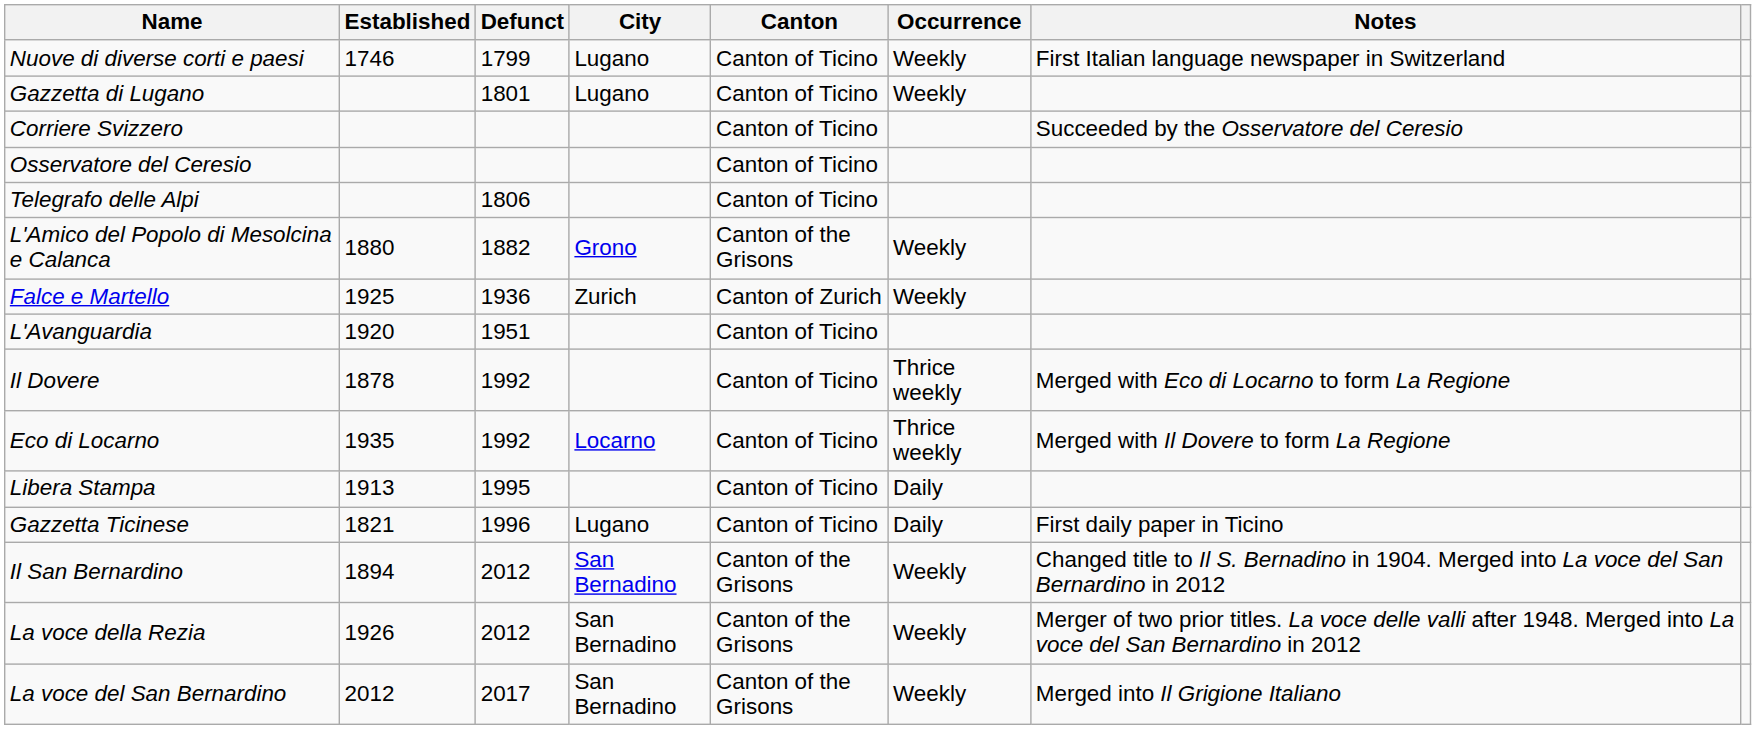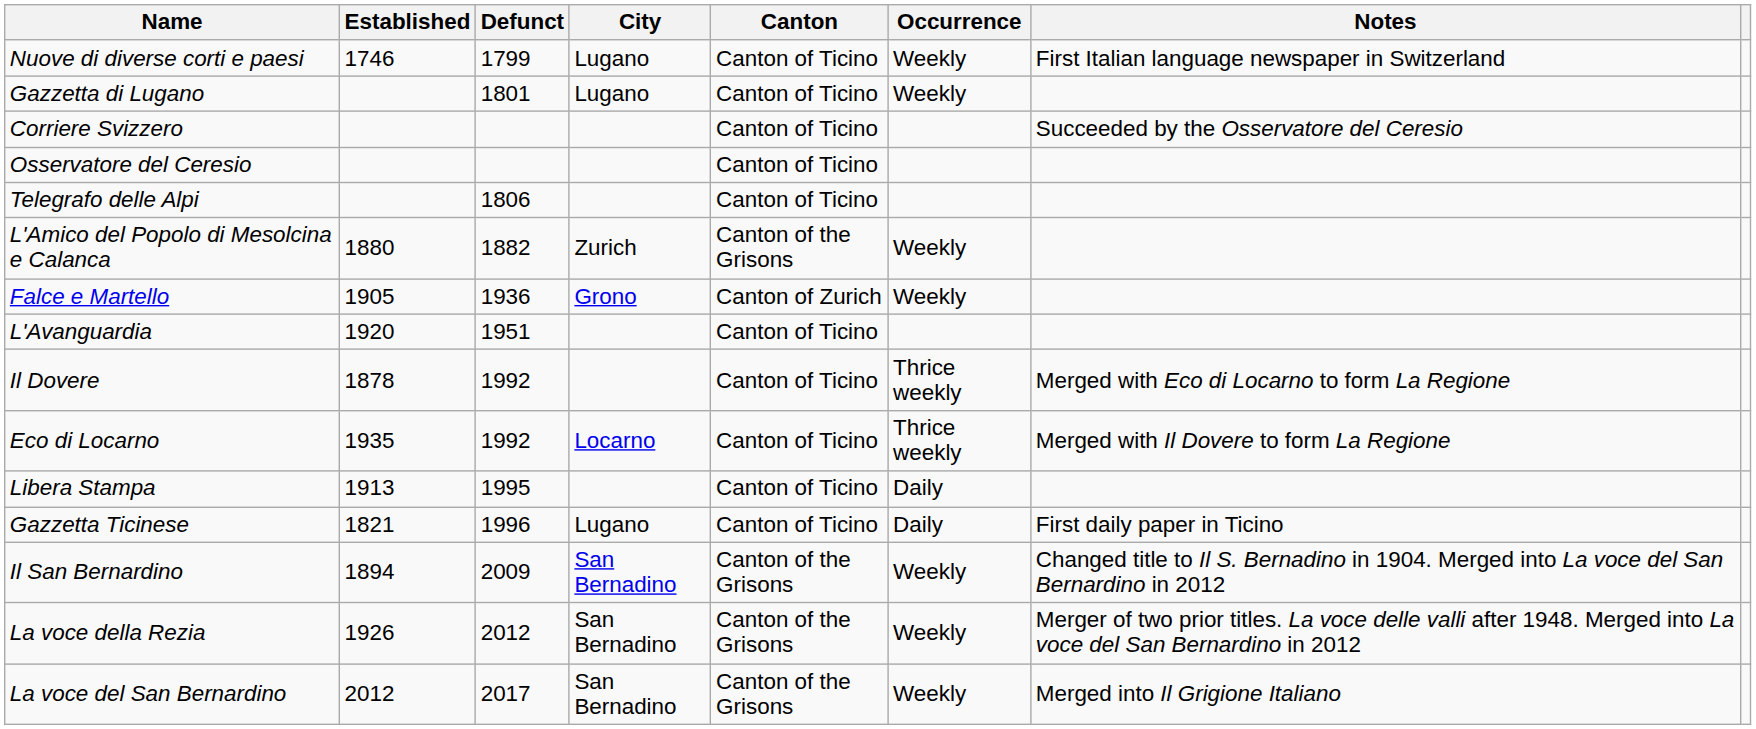(606, 248) Grono -> (606, 248) Zurich
(370, 296) 1925 -> (370, 296) 1905
(606, 296) Zurich -> (606, 296) Grono
(506, 572) 2012 -> (506, 572) 2009
